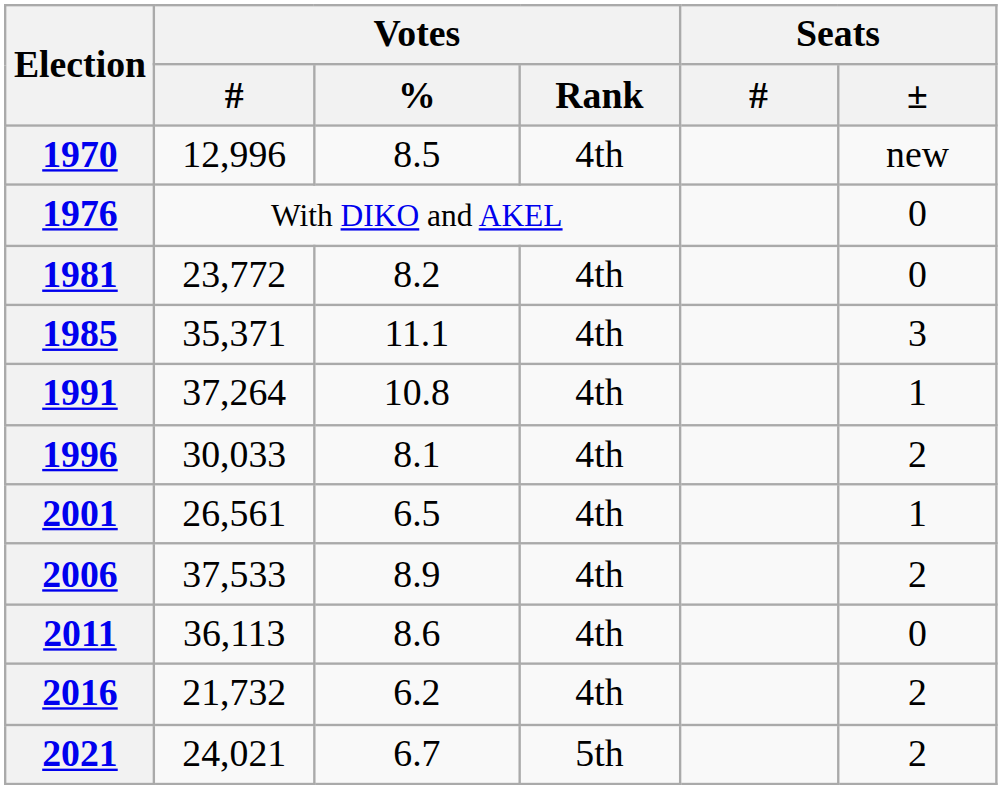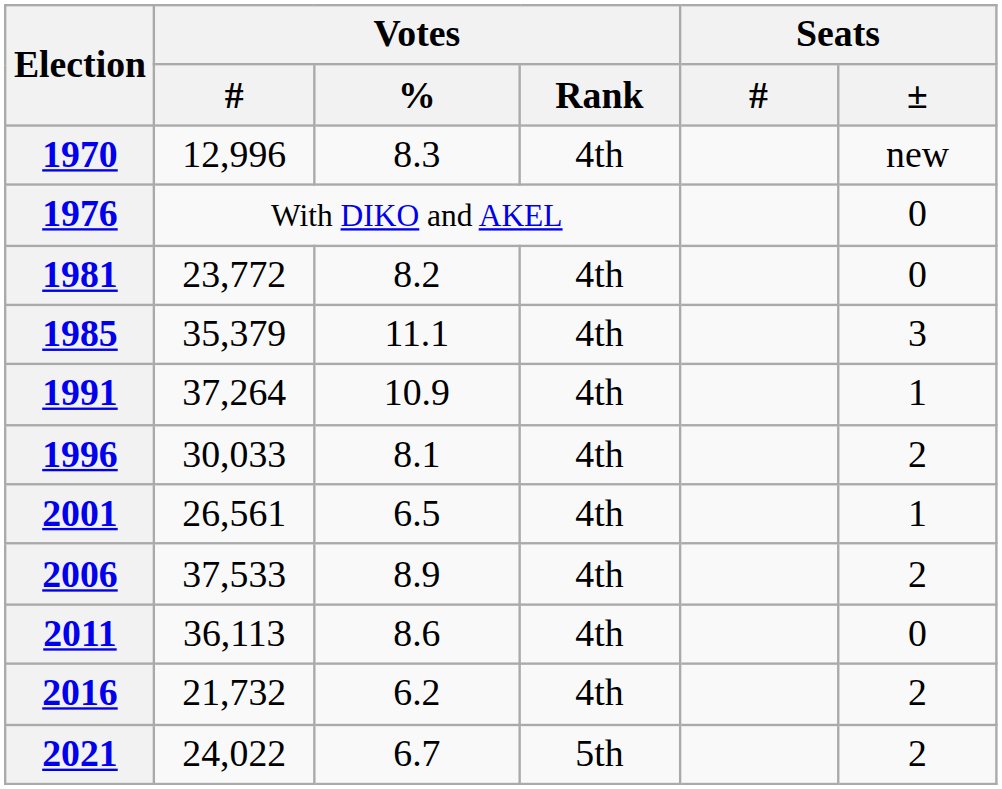(417, 154) 8.5 -> (417, 154) 8.3
(234, 333) 35,371 -> (234, 333) 35,379
(417, 393) 10.8 -> (417, 393) 10.9
(234, 753) 24,021 -> (234, 753) 24,022
